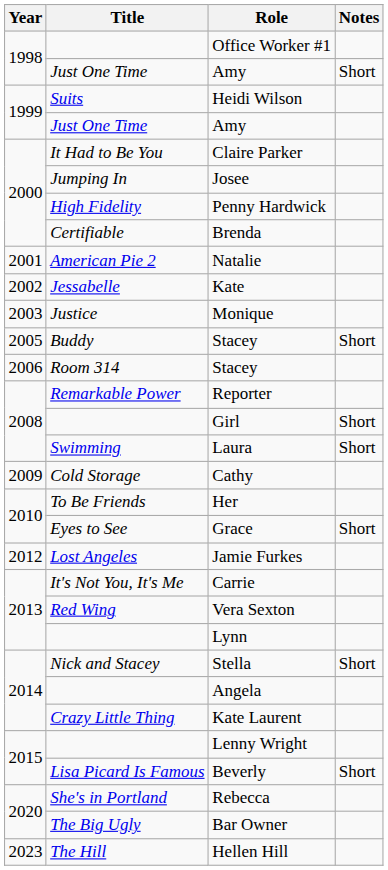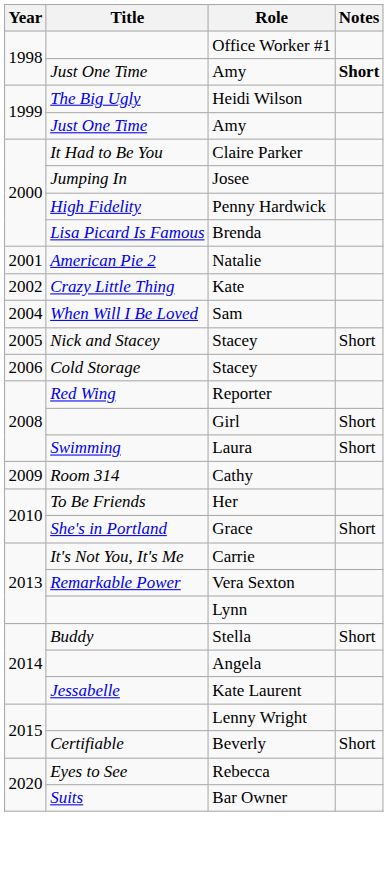(357, 71) normal -> (359, 71) bold
(67, 98) Suits -> (95, 98) The Big Ugly
(87, 233) Certifiable -> (127, 233) Lisa Picard Is Famous
(85, 286) Jessabelle -> (112, 286) Crazy Little Thing
- row: (25, 313)
+ row: (25, 313)
(72, 340) Buddy -> (105, 340) Nick and Stacey
(85, 367) Room 314 -> (95, 367) Cold Storage
(115, 394) Remarkable Power -> (83, 394) Red Wing
(95, 475) Cold Storage -> (85, 475) Room 314
(89, 529) Eyes to See -> (109, 529) She's in Portland
- row: (25, 555)
(83, 609) Red Wing -> (115, 582) Remarkable Power
(105, 663) Nick and Stacey -> (72, 636) Buddy
(112, 717) Crazy Little Thing -> (85, 690) Jessabelle
(127, 771) Lisa Picard Is Famous -> (87, 744) Certifiable
(109, 797) She's in Portland -> (89, 771) Eyes to See
(95, 824) The Big Ugly -> (67, 797) Suits
- row: (25, 851)
